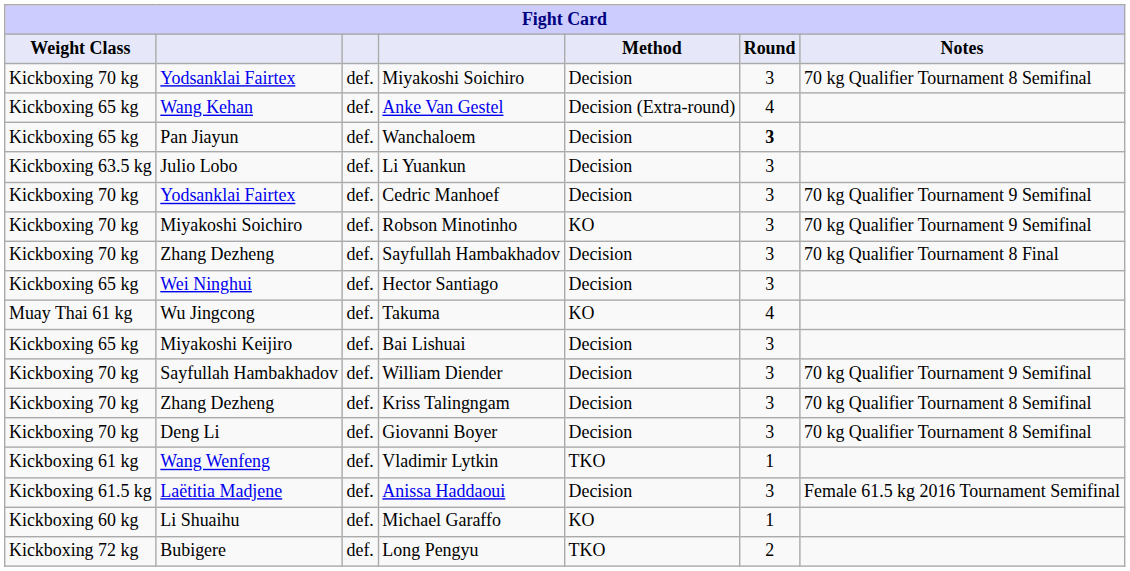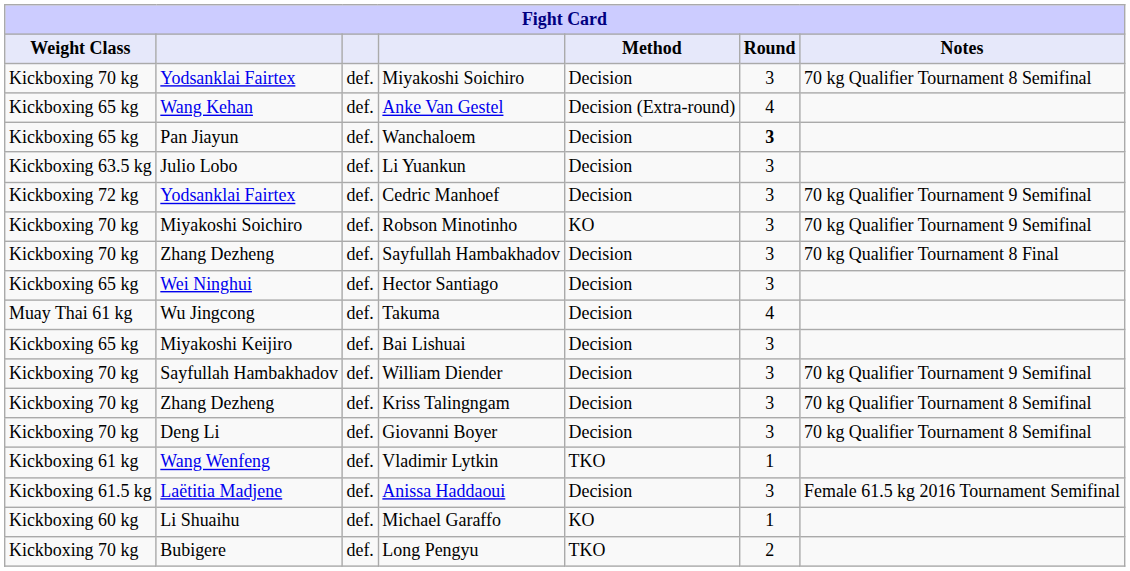(74, 196) Kickboxing 70 kg -> (74, 196) Kickboxing 72 kg
(581, 314) KO -> (600, 314) Decision
(74, 550) Kickboxing 72 kg -> (74, 550) Kickboxing 70 kg
